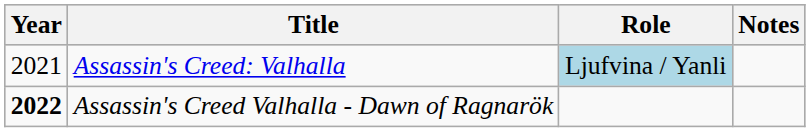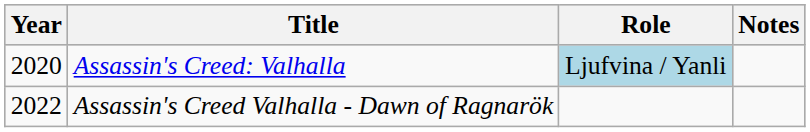(36, 65) 2021 -> (36, 65) 2020
(36, 106) bold -> (36, 106) normal
